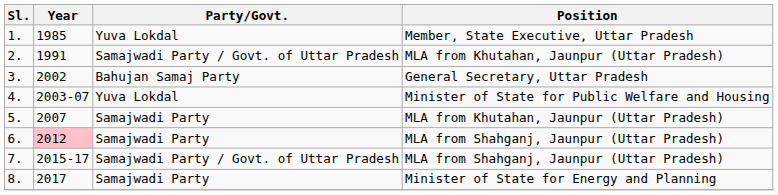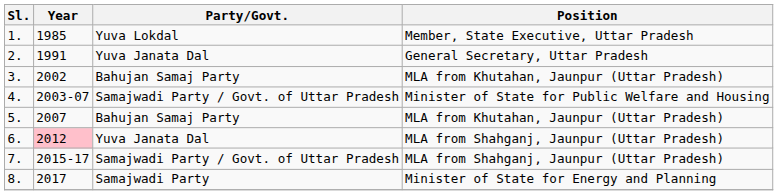(247, 56) Samajwadi Party / Govt. of Uttar Pradesh -> (152, 56) Yuva Janata Dal
(565, 56) MLA from Khutahan, Jaunpur (Uttar Pradesh) -> (527, 56) General Secretary, Uttar Pradesh
(527, 76) General Secretary, Uttar Pradesh -> (565, 76) MLA from Khutahan, Jaunpur (Uttar Pradesh)
(137, 97) Yuva Lokdal -> (247, 97) Samajwadi Party / Govt. of Uttar Pradesh
(152, 118) Samajwadi Party -> (168, 118) Bahujan Samaj Party
(152, 138) Samajwadi Party -> (152, 138) Yuva Janata Dal
